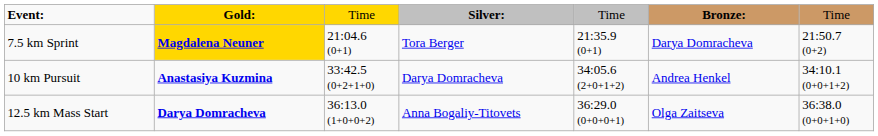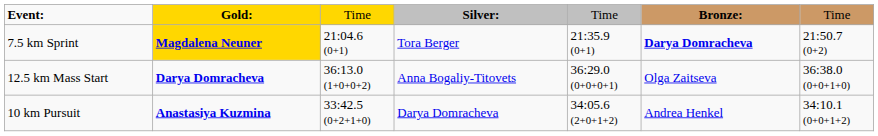(702, 42) normal -> (698, 42) bold
rows swapped: (44, 77) <-> (58, 112)
